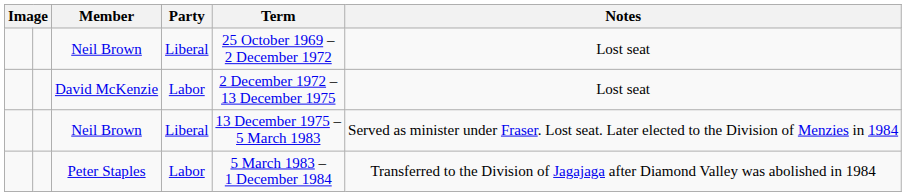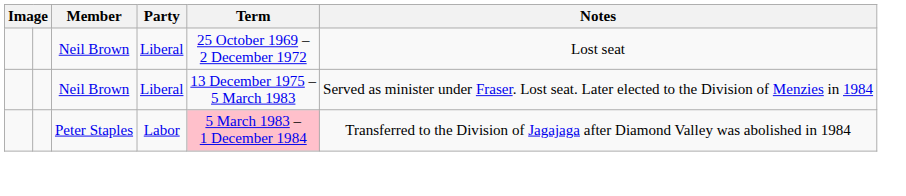- row: (107, 89)
(278, 171) no background -> (253, 130) pink background
